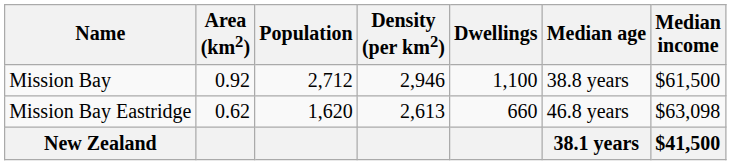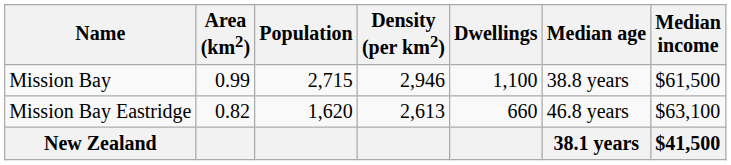(233, 79) 0.92 -> (233, 79) 0.99
(330, 79) 2,712 -> (330, 79) 2,715
(233, 111) 0.62 -> (233, 111) 0.82
(688, 111) $63,098 -> (688, 111) $63,100
